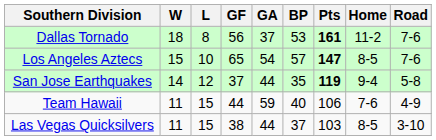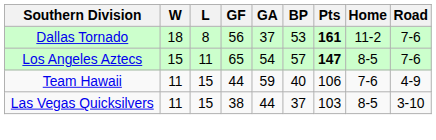(206, 59) 10 -> (206, 59) 11
- row: (82, 81)
